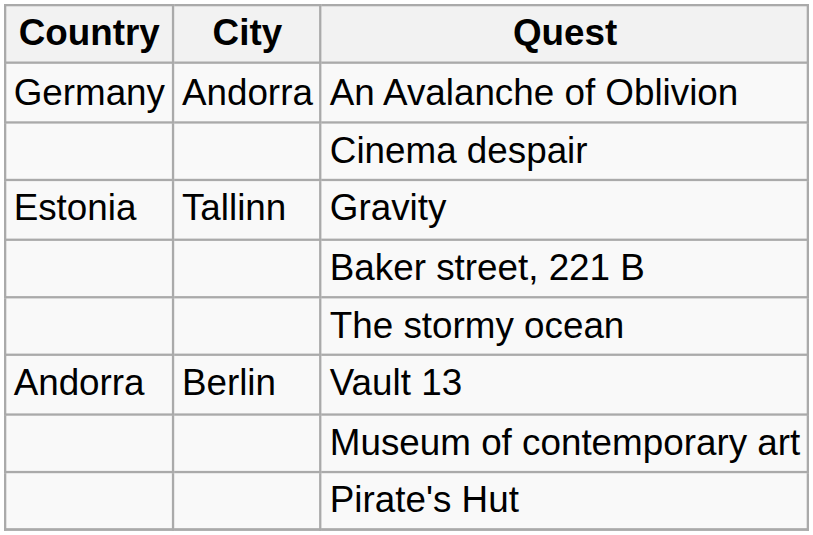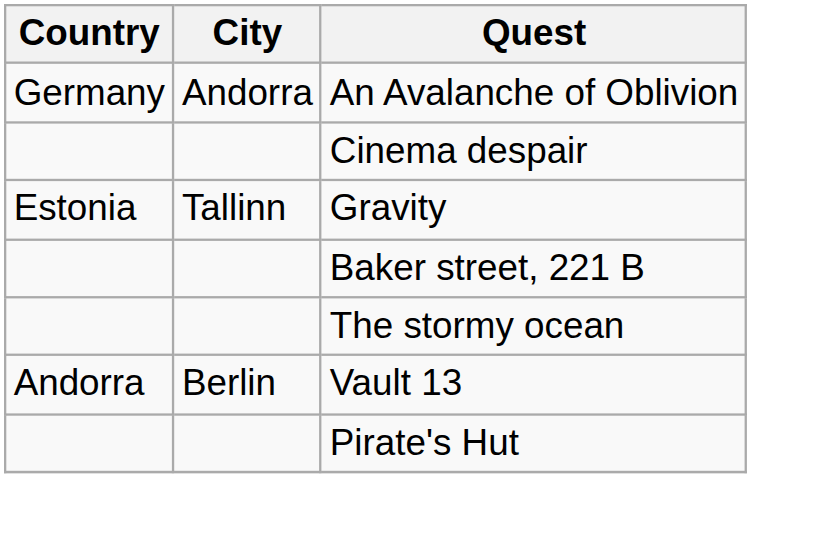- row: (565, 442)
